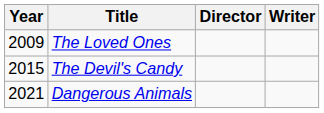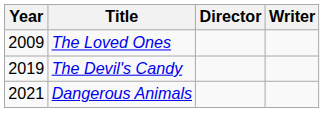(26, 68) 2015 -> (26, 68) 2019
